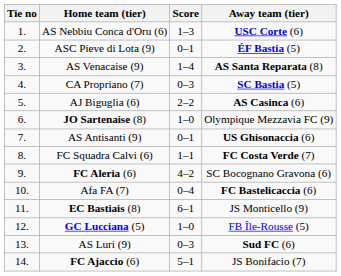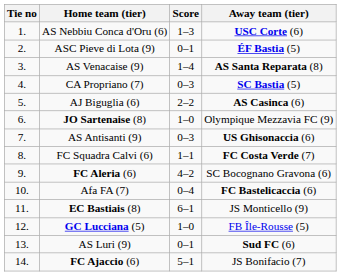(186, 137) 0–1 -> (186, 137) 0–3
(186, 244) 0–3 -> (186, 244) 0–1
